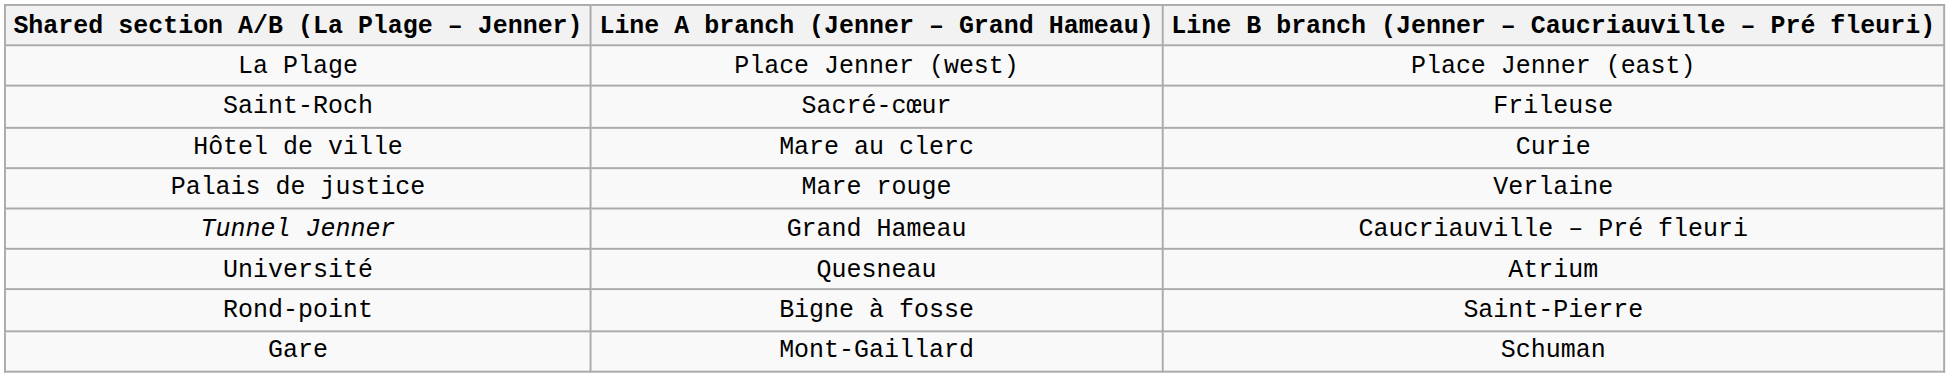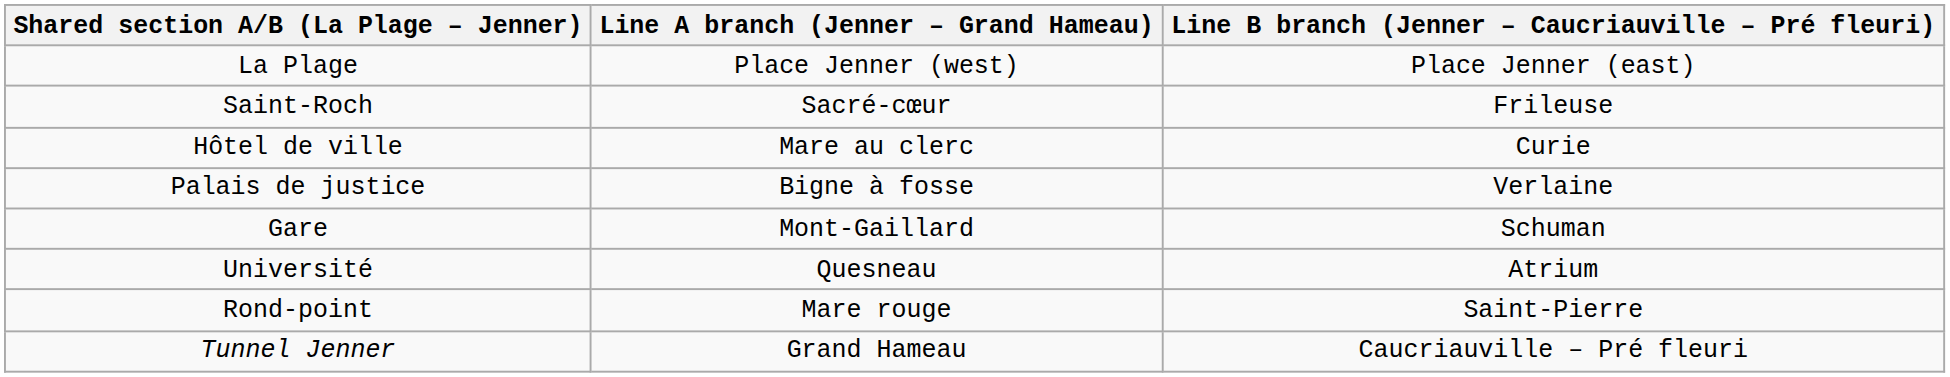(877, 188) Mare rouge -> (877, 188) Bigne à fosse
rows swapped: (298, 351) <-> (298, 229)
(877, 310) Bigne à fosse -> (877, 310) Mare rouge
